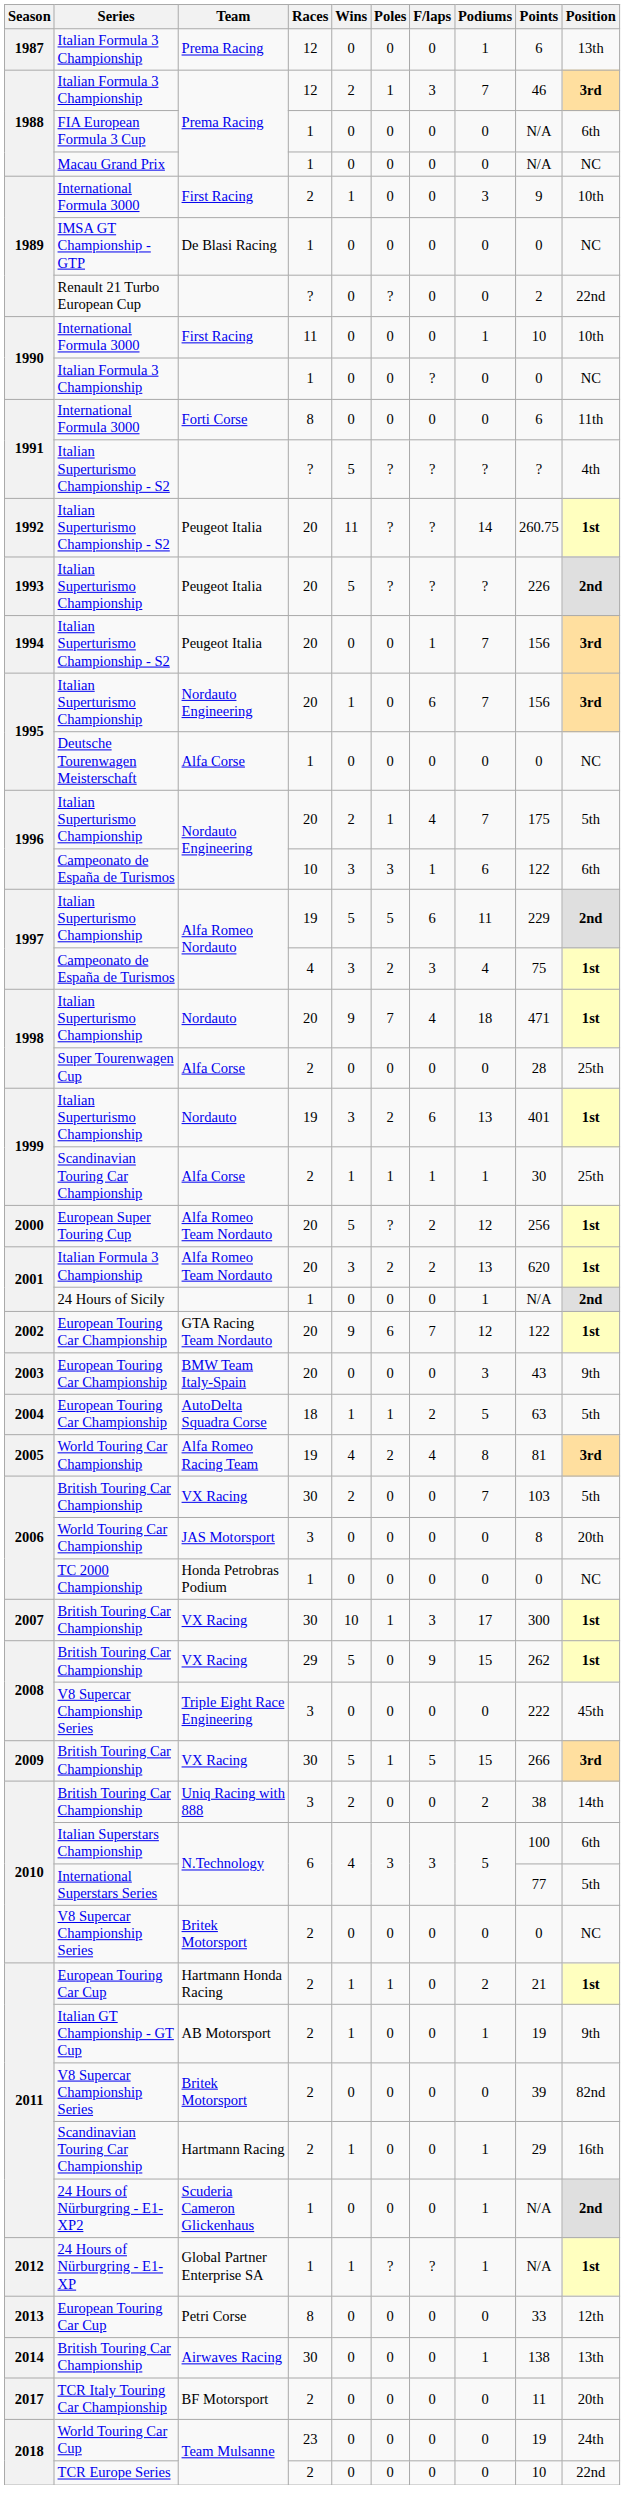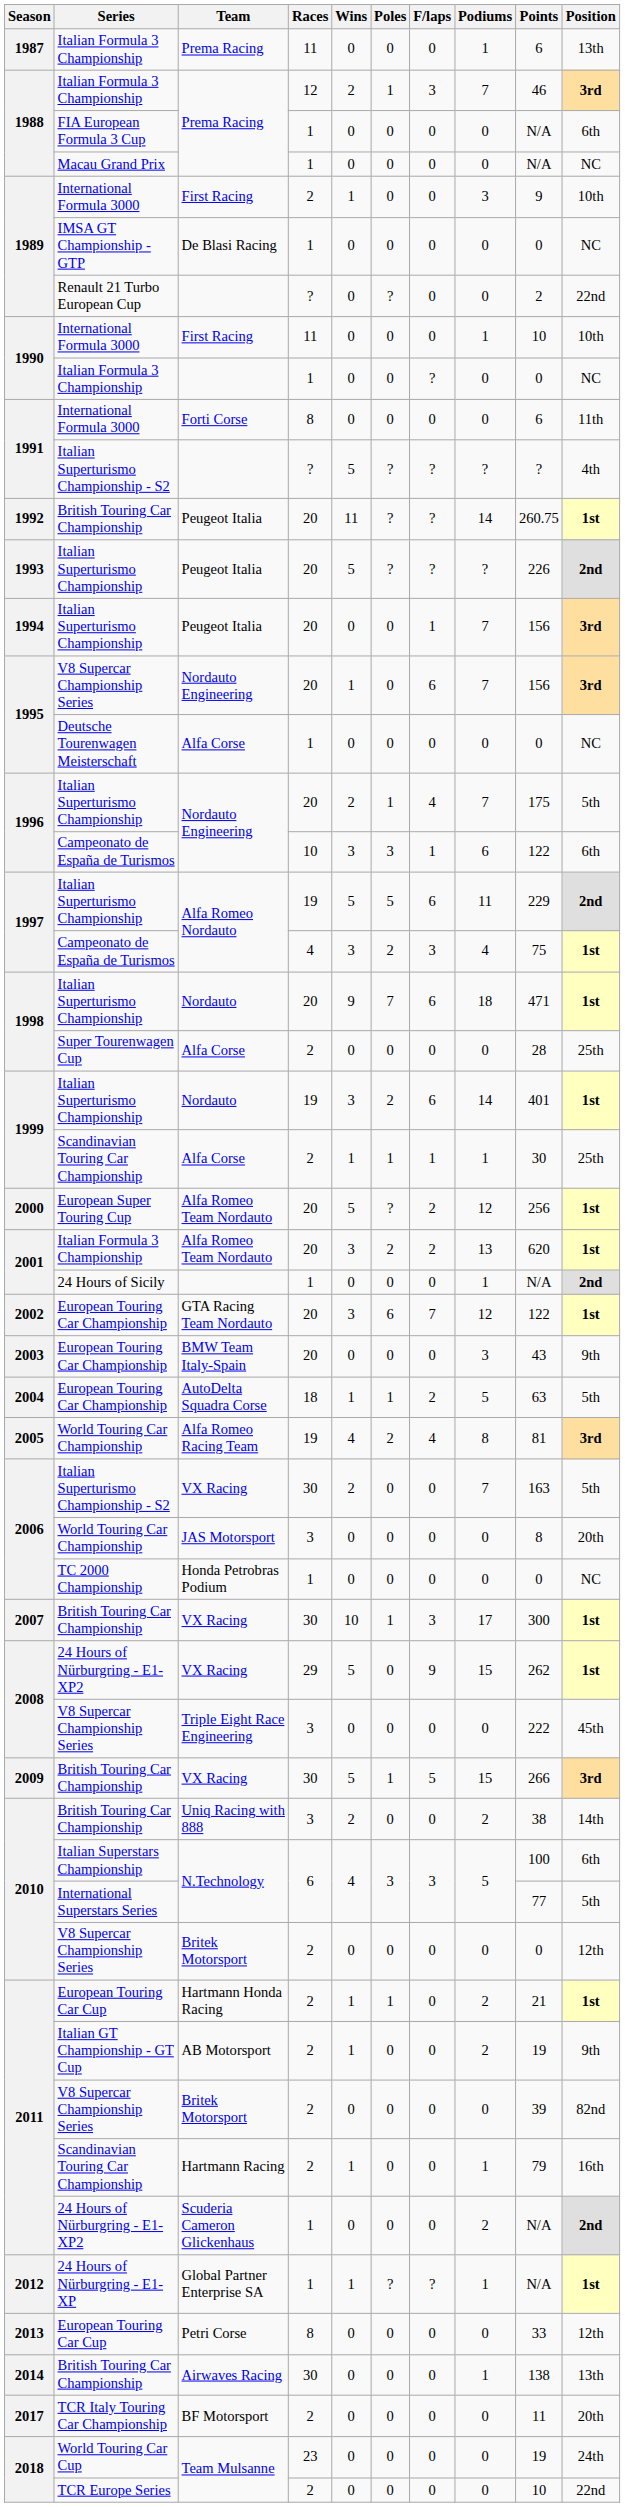(310, 49) 12 -> (310, 49) 11
(114, 527) Italian Superturismo Championship - S2 -> (114, 519) British Touring Car Championship
(114, 644) Italian Superturismo Championship - S2 -> (100, 627) Italian Superturismo Championship
(100, 702) Italian Superturismo Championship -> (100, 685) V8 Supercar Championship Series
(432, 1018) 4 -> (432, 1001) 6
(485, 1118) 13 -> (485, 1100) 14
(351, 1332) 9 -> (351, 1315) 3
(114, 1497) British Touring Car Championship -> (114, 1488) Italian Superturismo Championship - S2
(539, 1497) 103 -> (539, 1488) 163
(114, 1661) British Touring Car Championship -> (110, 1670) 24 Hours of Nürburgring - E1-XP2
(591, 1934) NC -> (591, 1951) 12th
(485, 2033) 1 -> (485, 2051) 2
(539, 2150) 29 -> (539, 2167) 79
(485, 2208) 1 -> (485, 2226) 2
